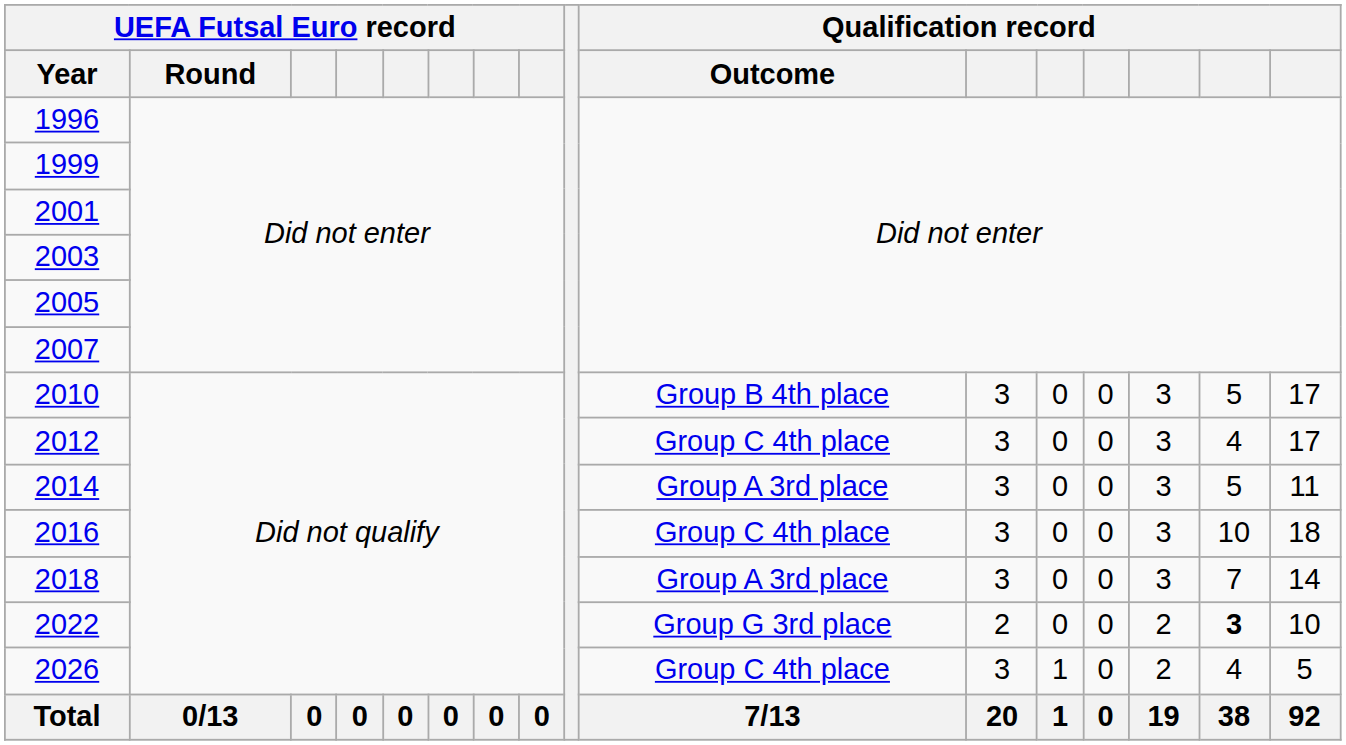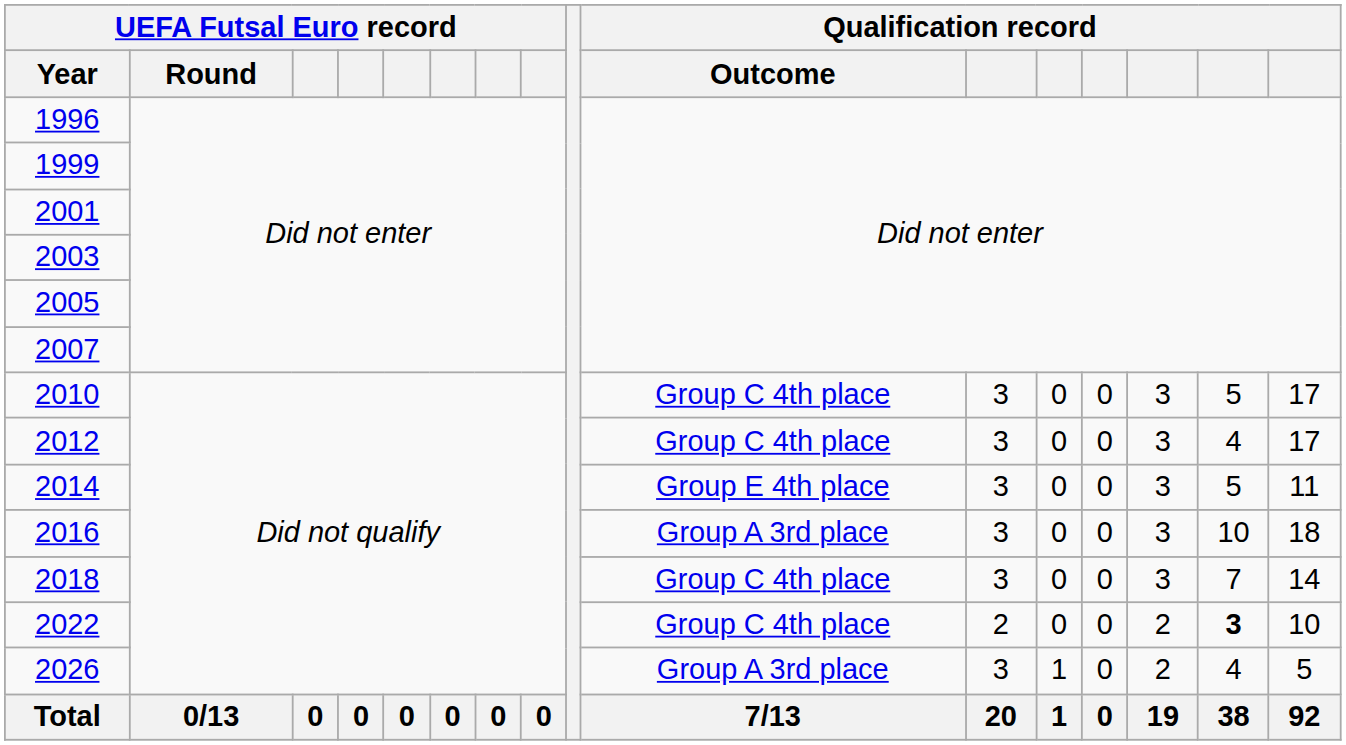(772, 394) Group B 4th place -> (773, 394) Group C 4th place
(772, 486) Group A 3rd place -> (773, 486) Group E 4th place
(772, 532) Group C 4th place -> (773, 532) Group A 3rd place
(772, 578) Group A 3rd place -> (773, 578) Group C 4th place
(772, 624) Group G 3rd place -> (773, 624) Group C 4th place
(772, 670) Group C 4th place -> (773, 670) Group A 3rd place
